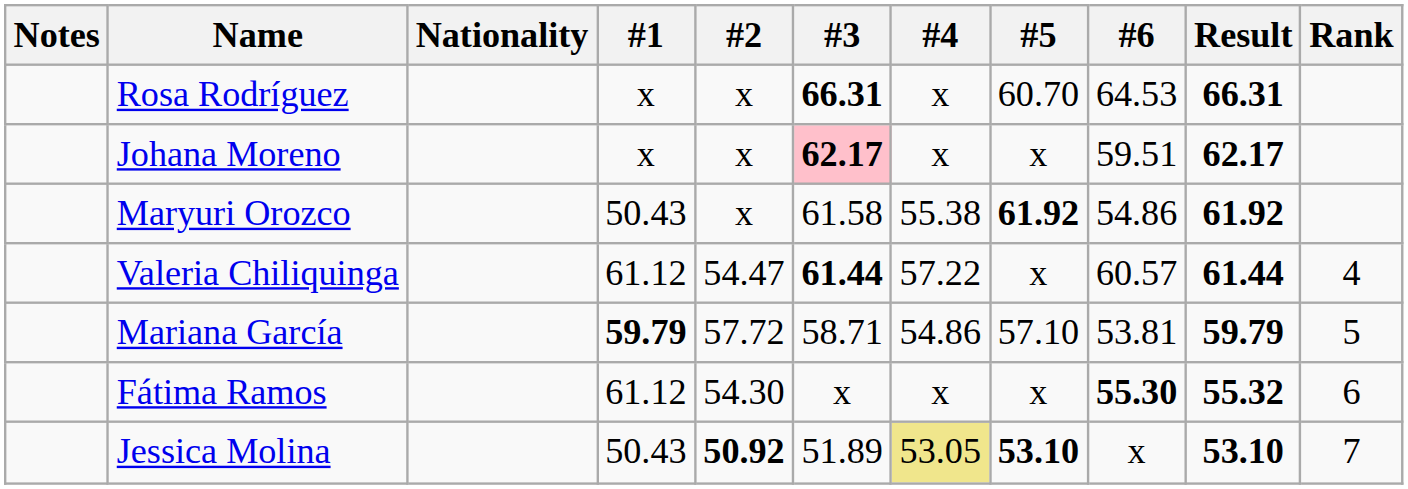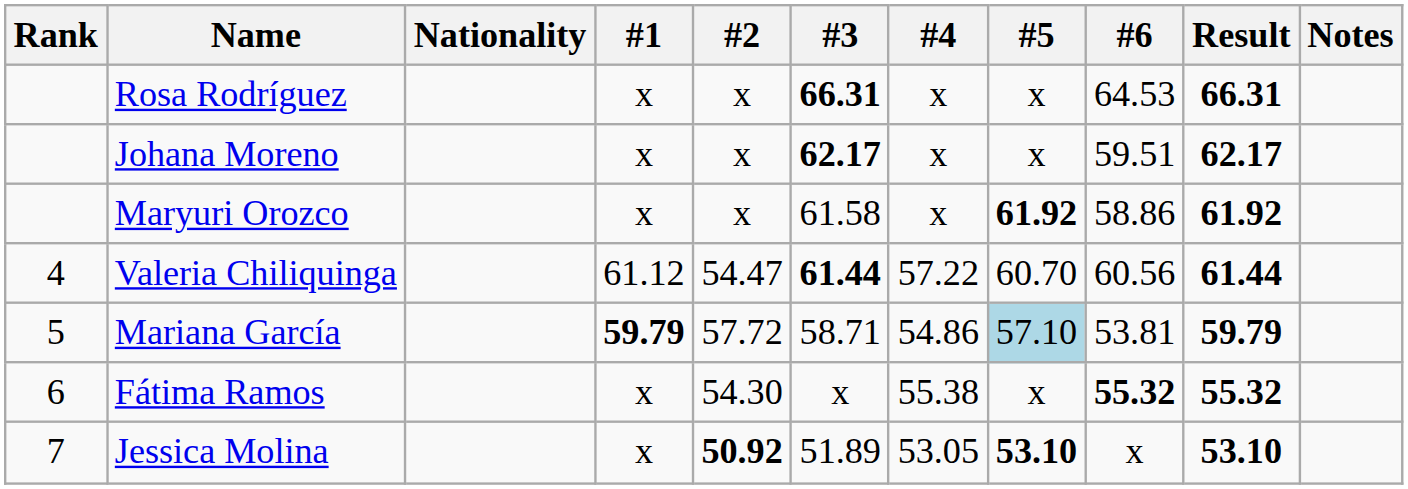columns swapped: (1351, 34) <-> (57, 34)
(1038, 94) 60.70 -> (1036, 94) x
(842, 153) pink background -> (840, 153) no background
(646, 213) 50.43 -> (644, 213) x
(940, 213) 55.38 -> (938, 213) x
(1137, 213) 54.86 -> (1135, 213) 58.86
(1038, 273) x -> (1036, 273) 60.70
(1137, 273) 60.57 -> (1135, 273) 60.56
(1038, 332) no background -> (1036, 332) lightblue background
(646, 392) 61.12 -> (644, 392) x
(940, 392) x -> (938, 392) 55.38
(1137, 392) 55.30 -> (1135, 392) 55.32
(646, 452) 50.43 -> (644, 452) x
(940, 452) khaki background -> (938, 452) no background
